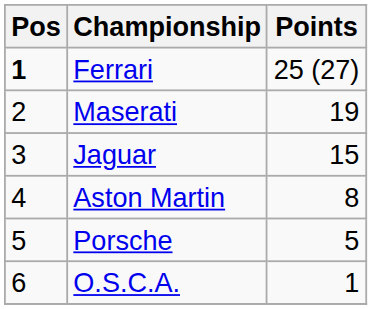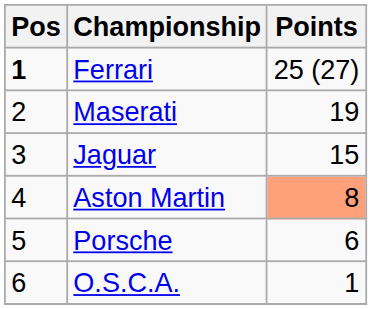(352, 198) no background -> (352, 198) lightsalmon background
(352, 241) 5 -> (352, 241) 6
